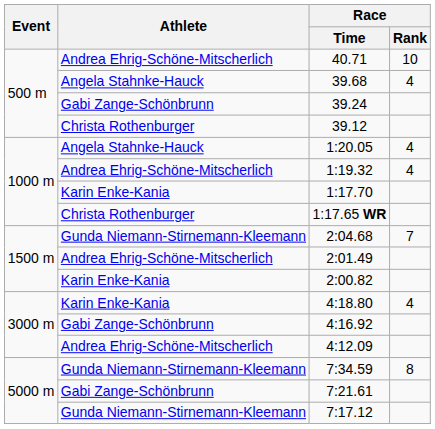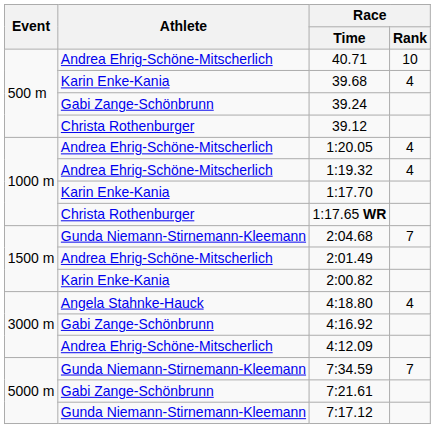(132, 82) Angela Stahnke-Hauck -> (115, 82) Karin Enke-Kania
(132, 148) Angela Stahnke-Hauck -> (167, 148) Andrea Ehrig-Schöne-Mitscherlich
(115, 303) Karin Enke-Kania -> (132, 303) Angela Stahnke-Hauck
(410, 369) 8 -> (410, 369) 7
